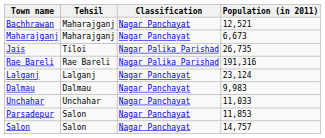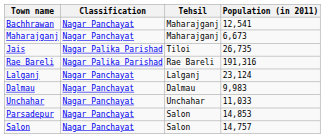columns swapped: (169, 11) <-> (89, 11)
(237, 24) 12,521 -> (237, 24) 12,541
(237, 114) 11,853 -> (237, 114) 14,853
